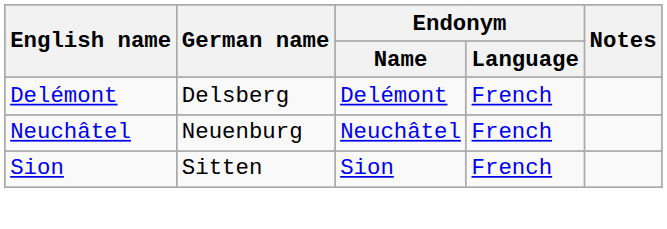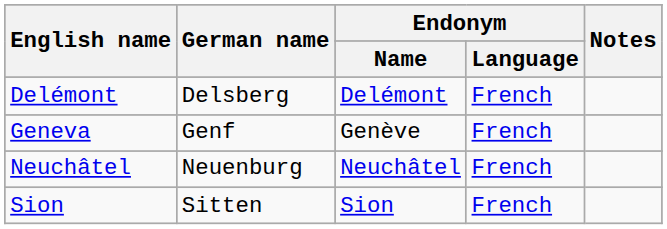+ row: (50, 132)
